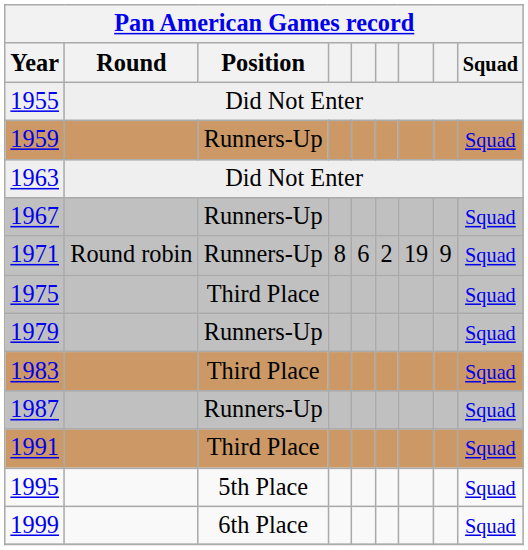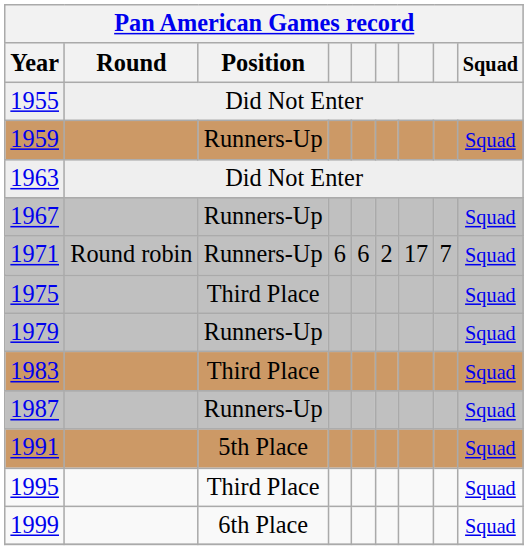(340, 255) 8 -> (340, 255) 6
(416, 255) 19 -> (416, 255) 17
(446, 255) 9 -> (446, 255) 7
(263, 448) Third Place -> (263, 448) 5th Place
(263, 486) 5th Place -> (263, 486) Third Place
